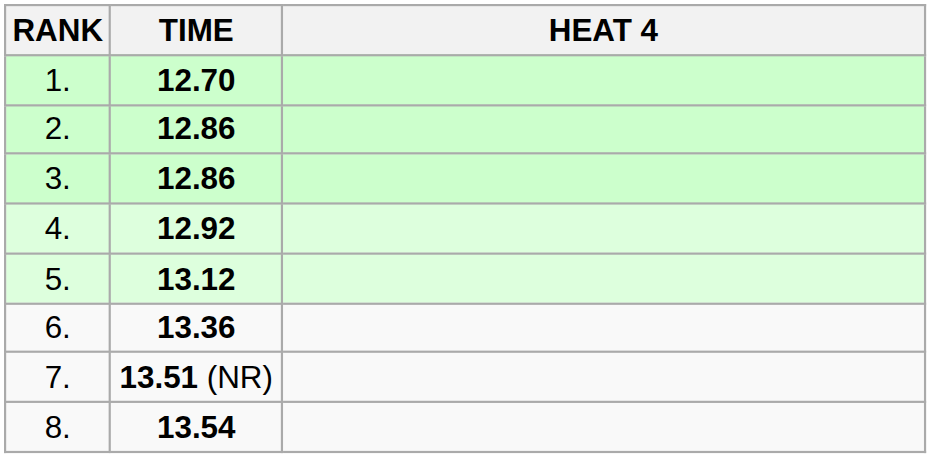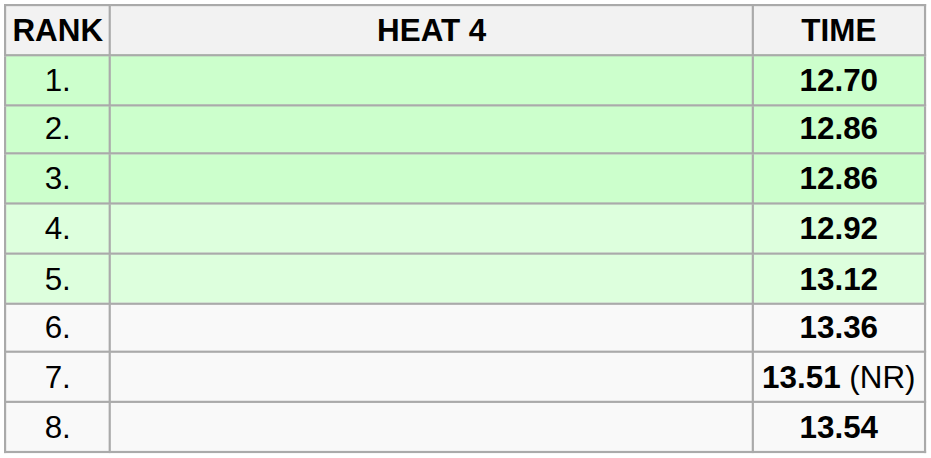columns swapped: (603, 30) <-> (196, 30)
